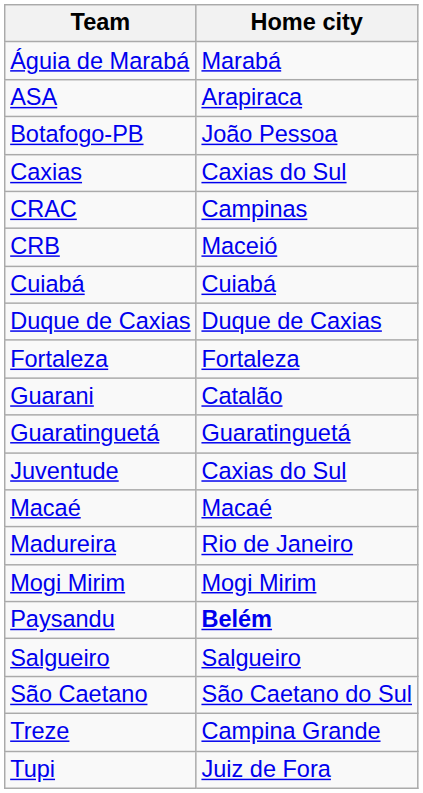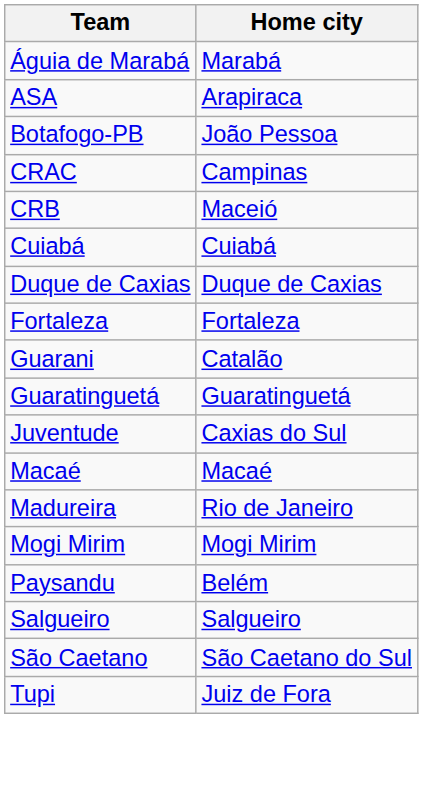- row: (46, 172)
(237, 619) bold -> (235, 582) normal
- row: (40, 731)
